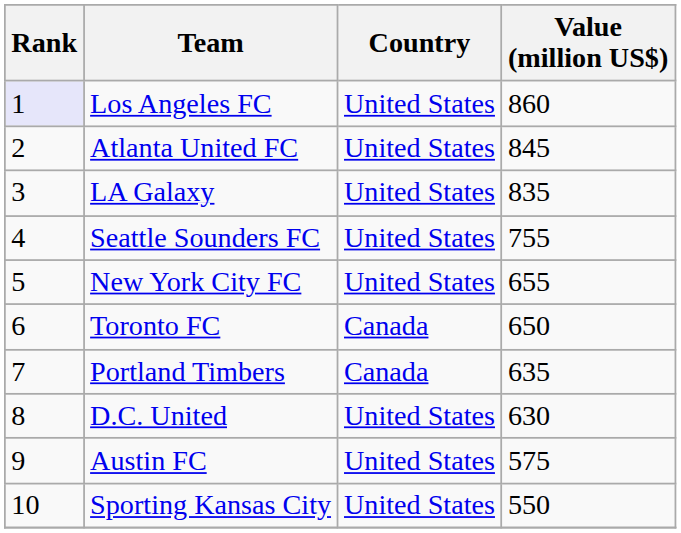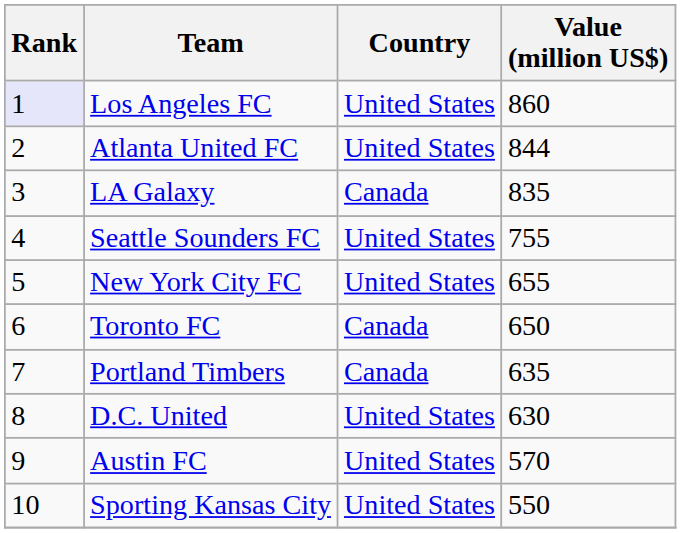(529, 147) 845 -> (529, 147) 844
(419, 192) United States -> (386, 192) Canada
(529, 460) 575 -> (529, 460) 570
